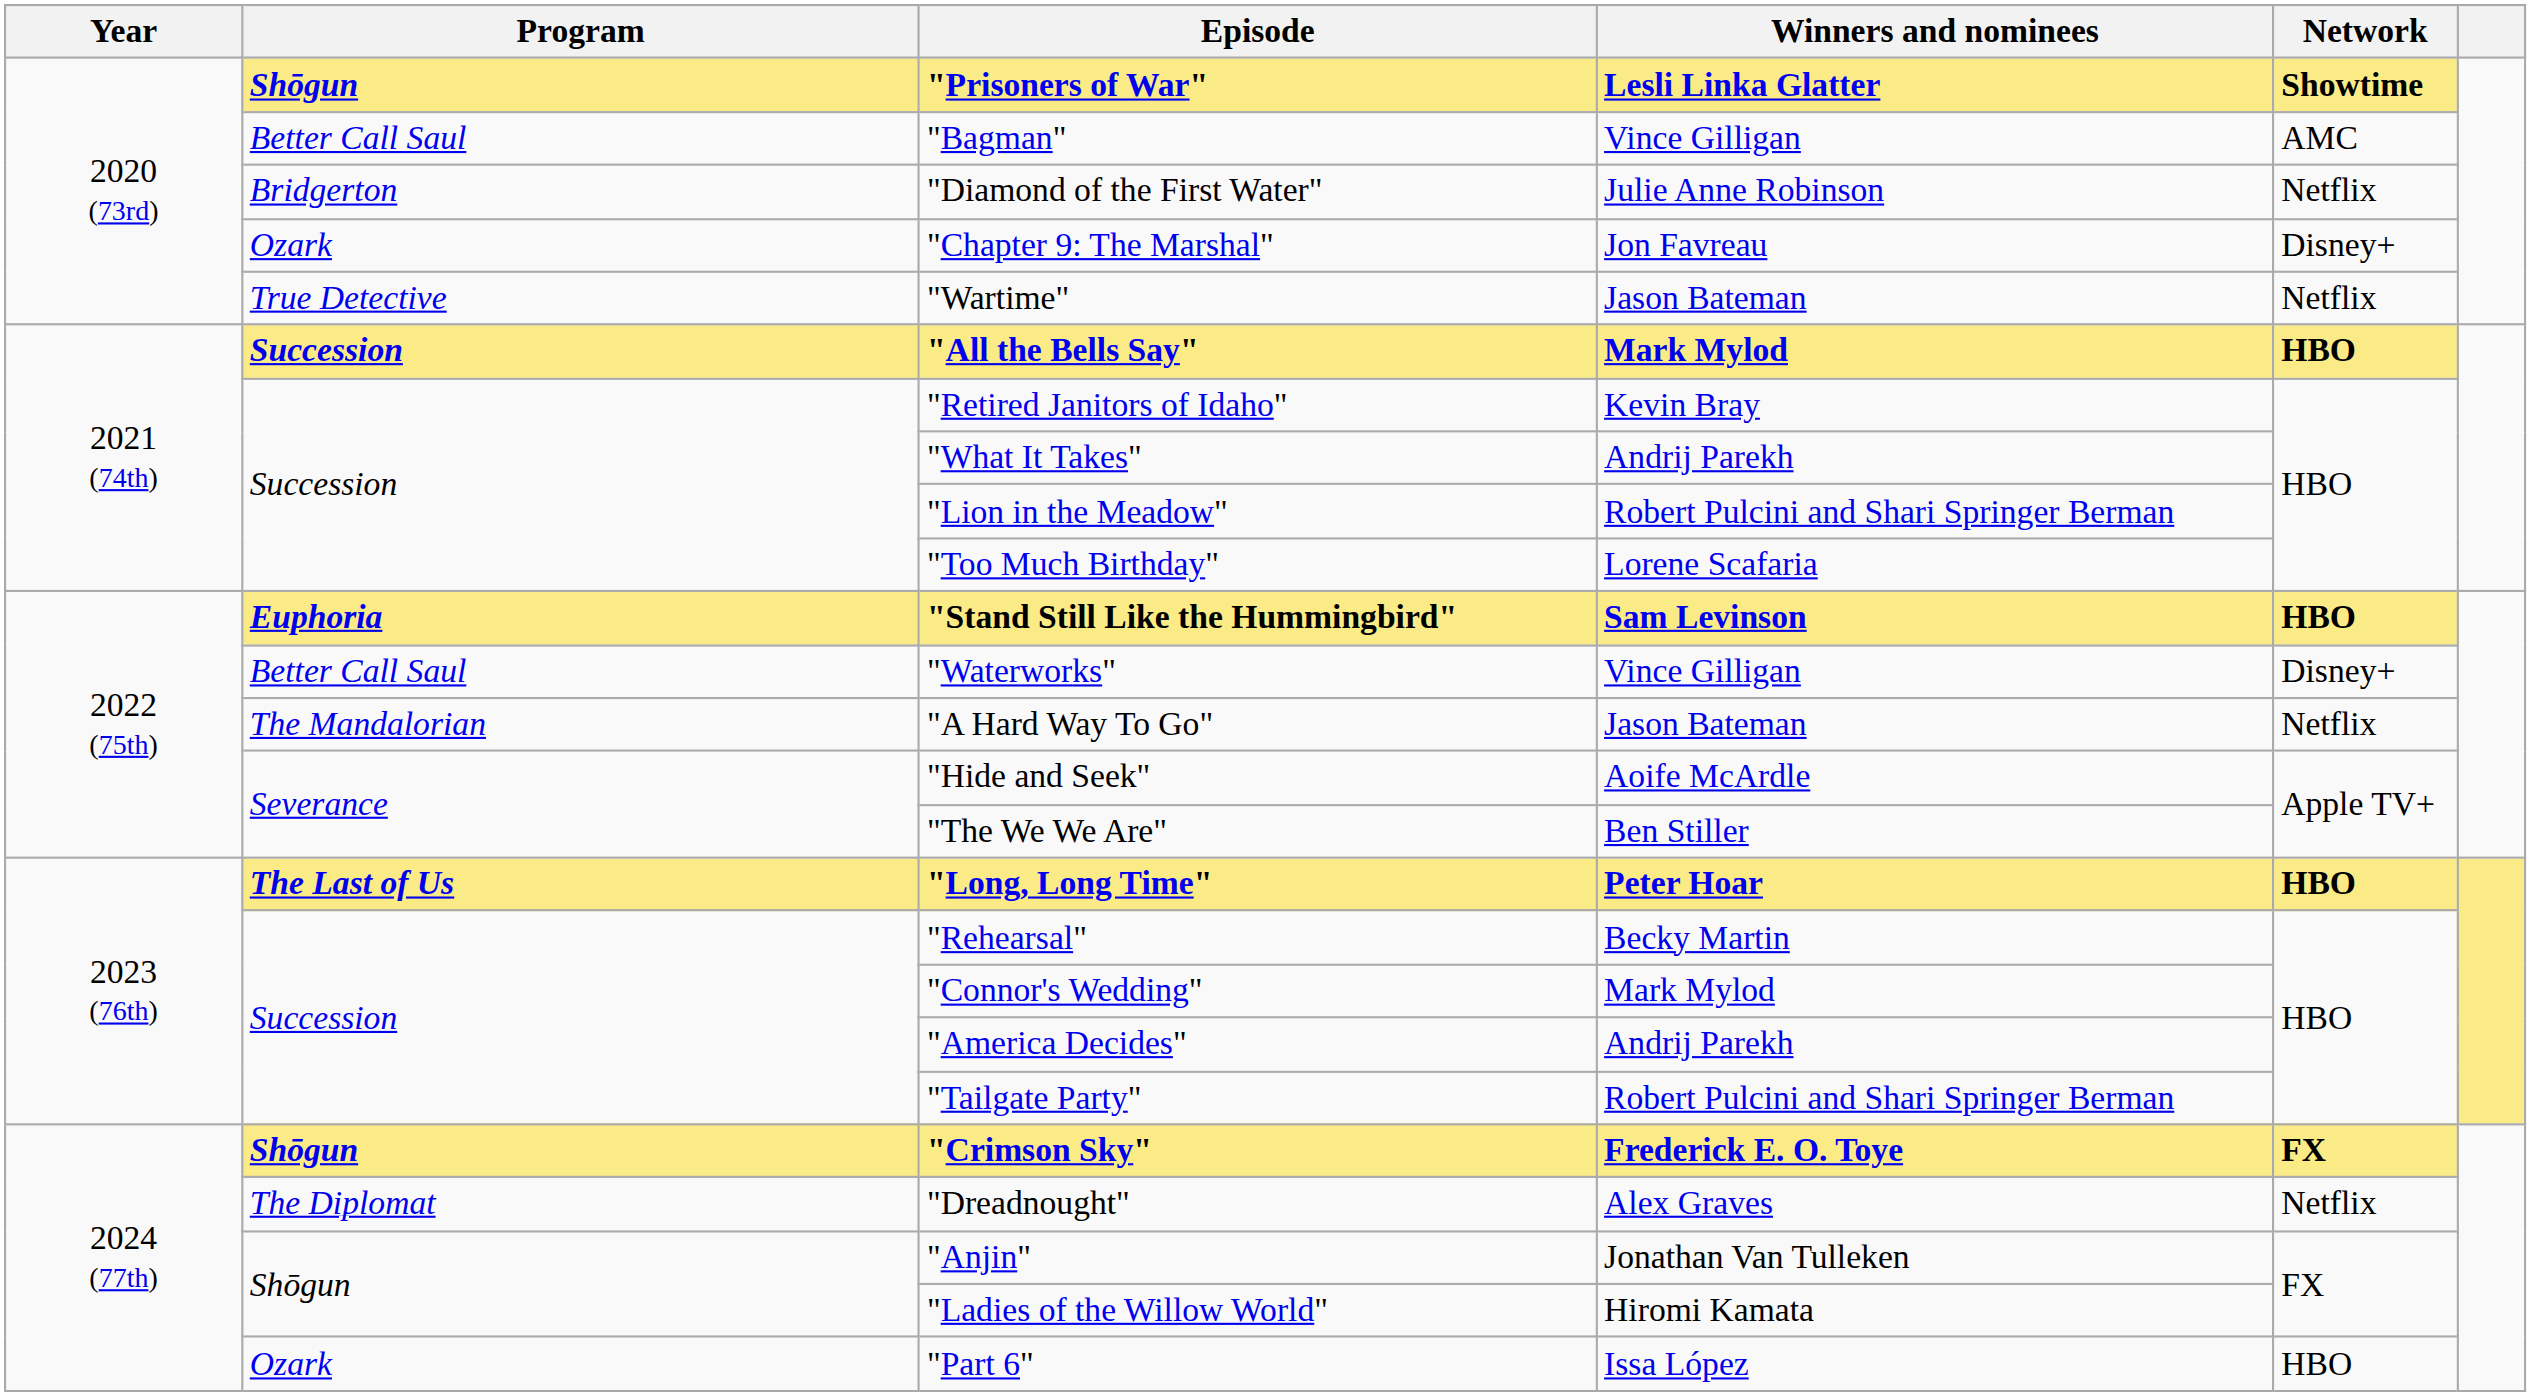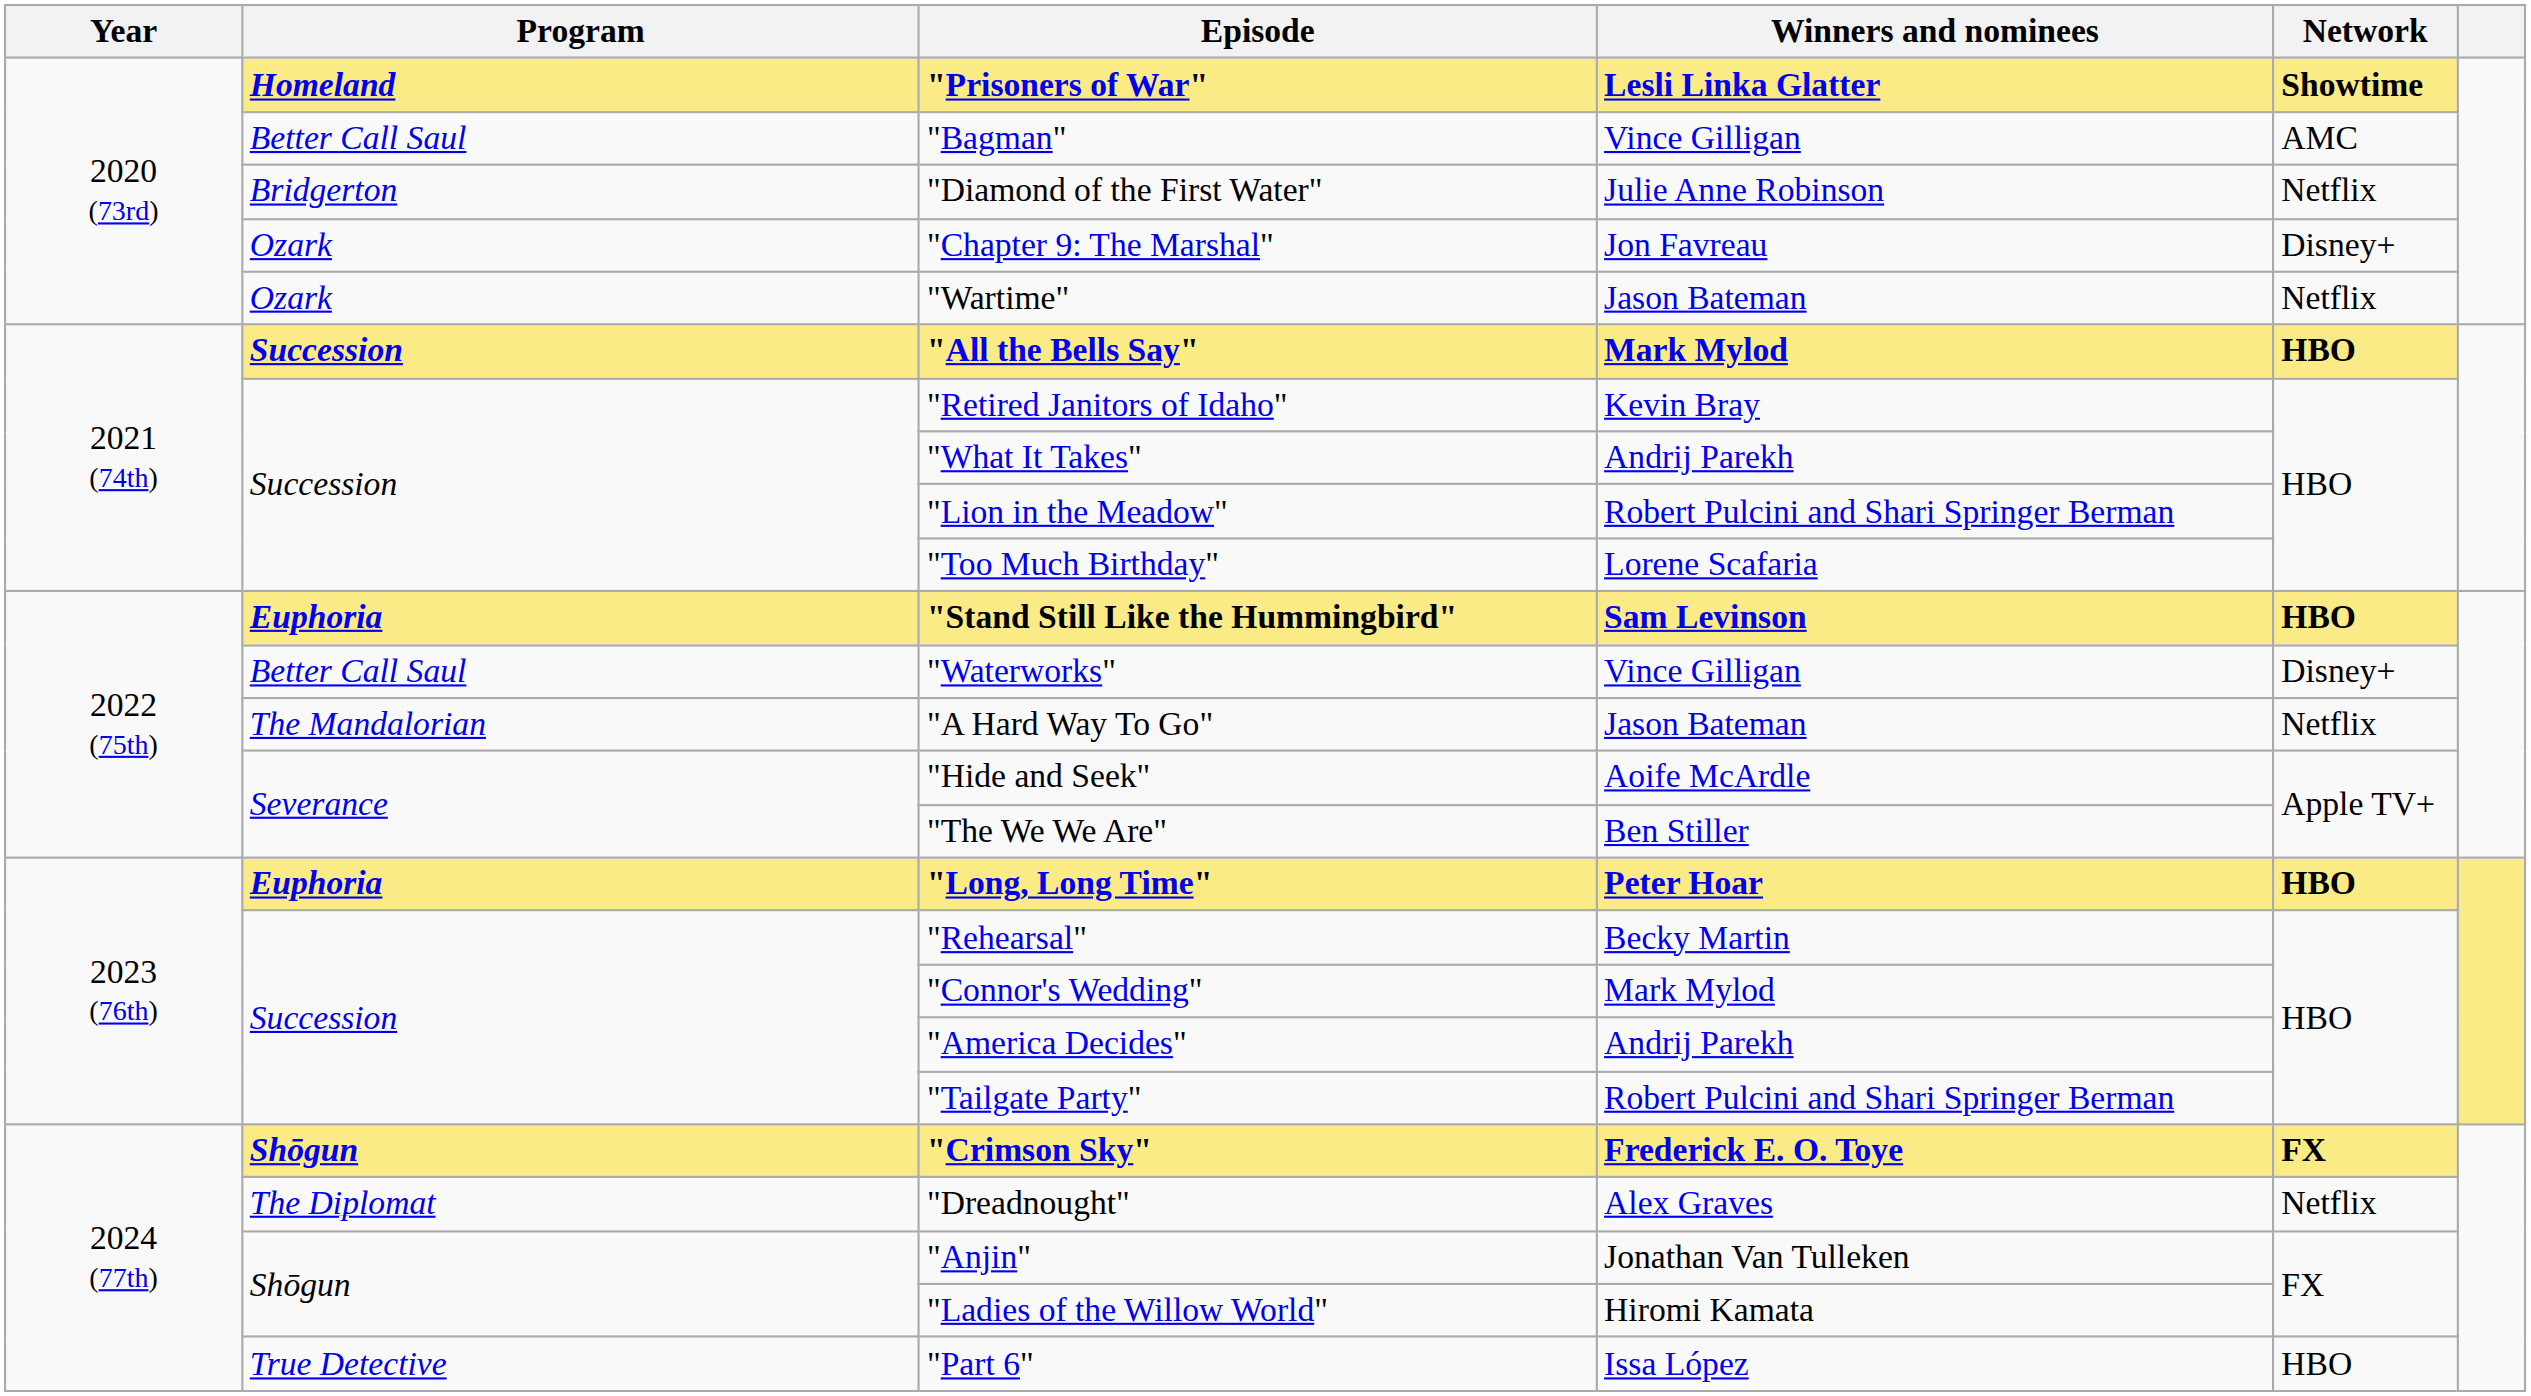(304, 84) Shōgun -> (323, 84) Homeland
(348, 297) True Detective -> (291, 297) Ozark
(352, 883) The Last of Us -> (316, 883) Euphoria
(291, 1363) Ozark -> (348, 1363) True Detective
